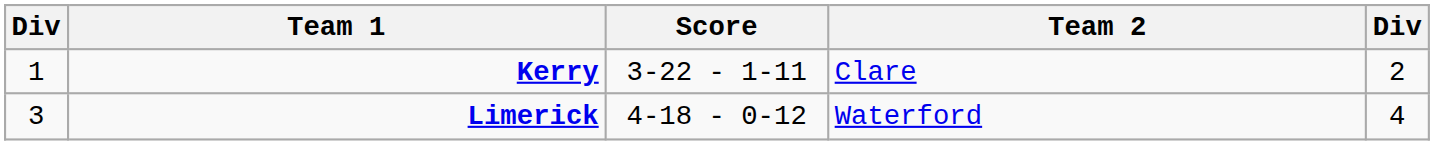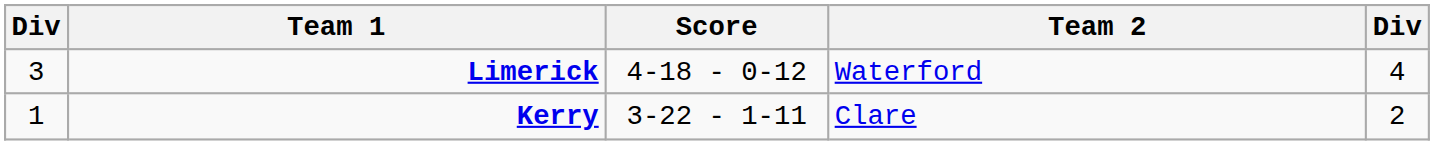rows swapped: (533, 116) <-> (558, 72)
